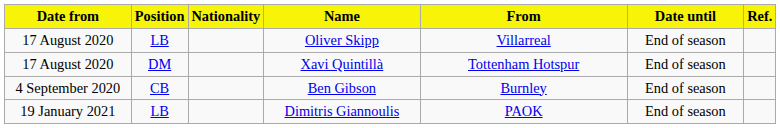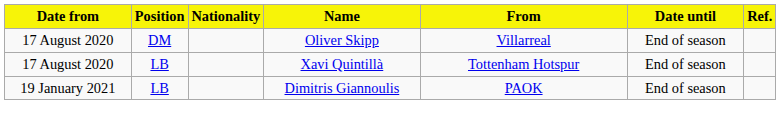(160, 40) LB -> (160, 40) DM
(160, 64) DM -> (160, 64) LB
- row: (342, 88)
